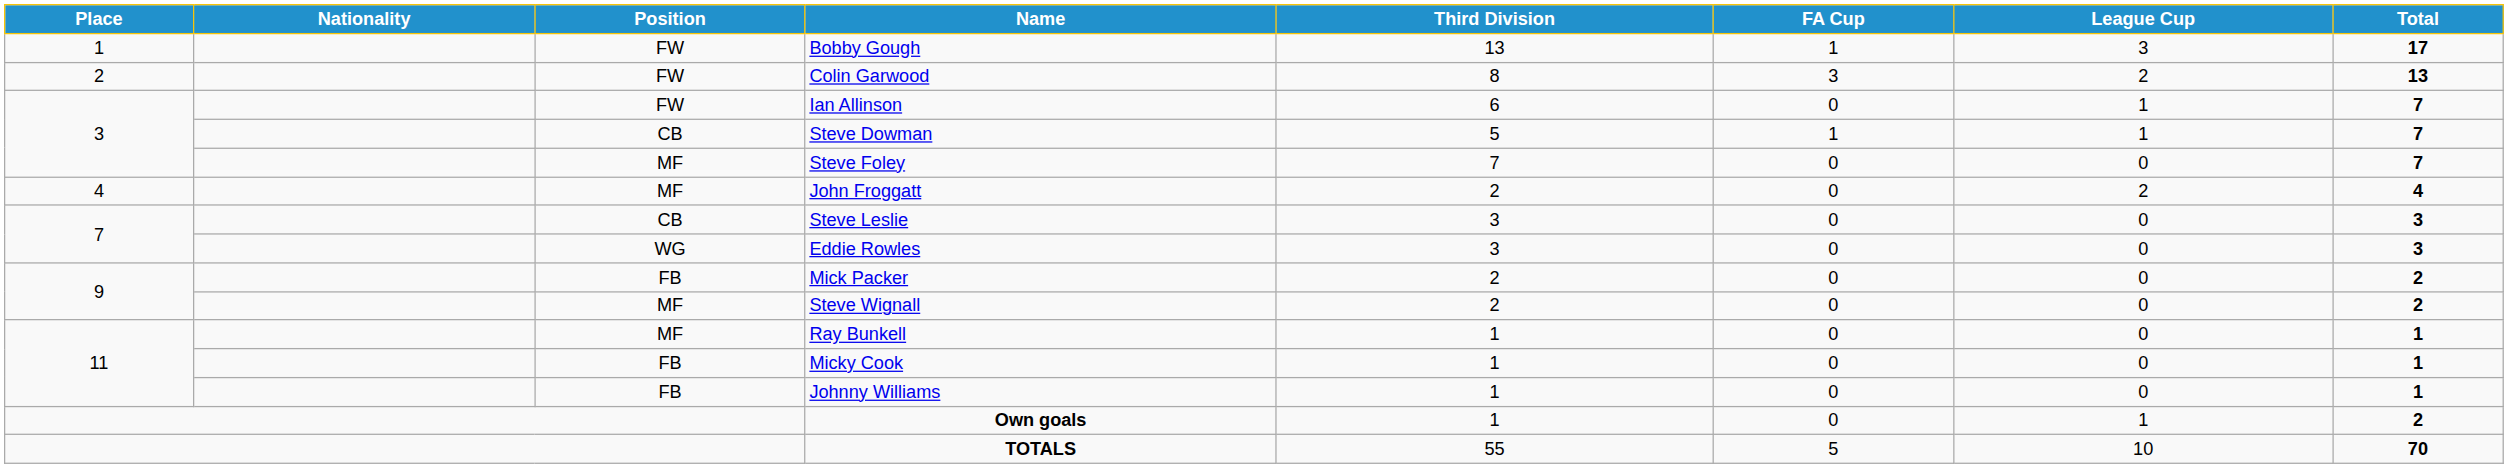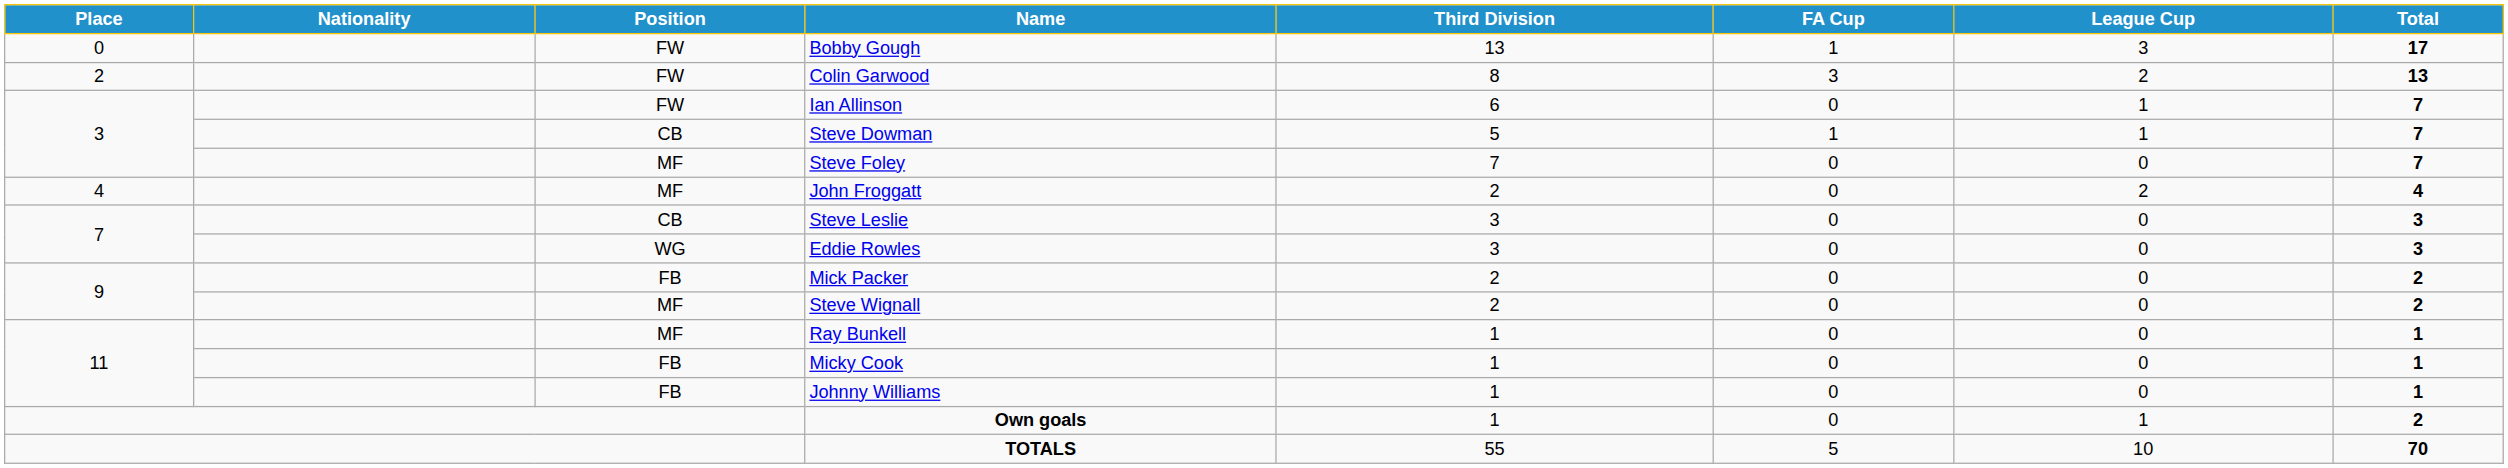(99, 48) 1 -> (99, 48) 0
